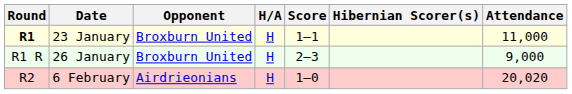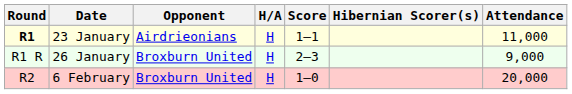(194, 36) Broxburn United -> (186, 36) Airdrieonians
(186, 78) Airdrieonians -> (194, 78) Broxburn United
(525, 78) 20,020 -> (525, 78) 20,000
